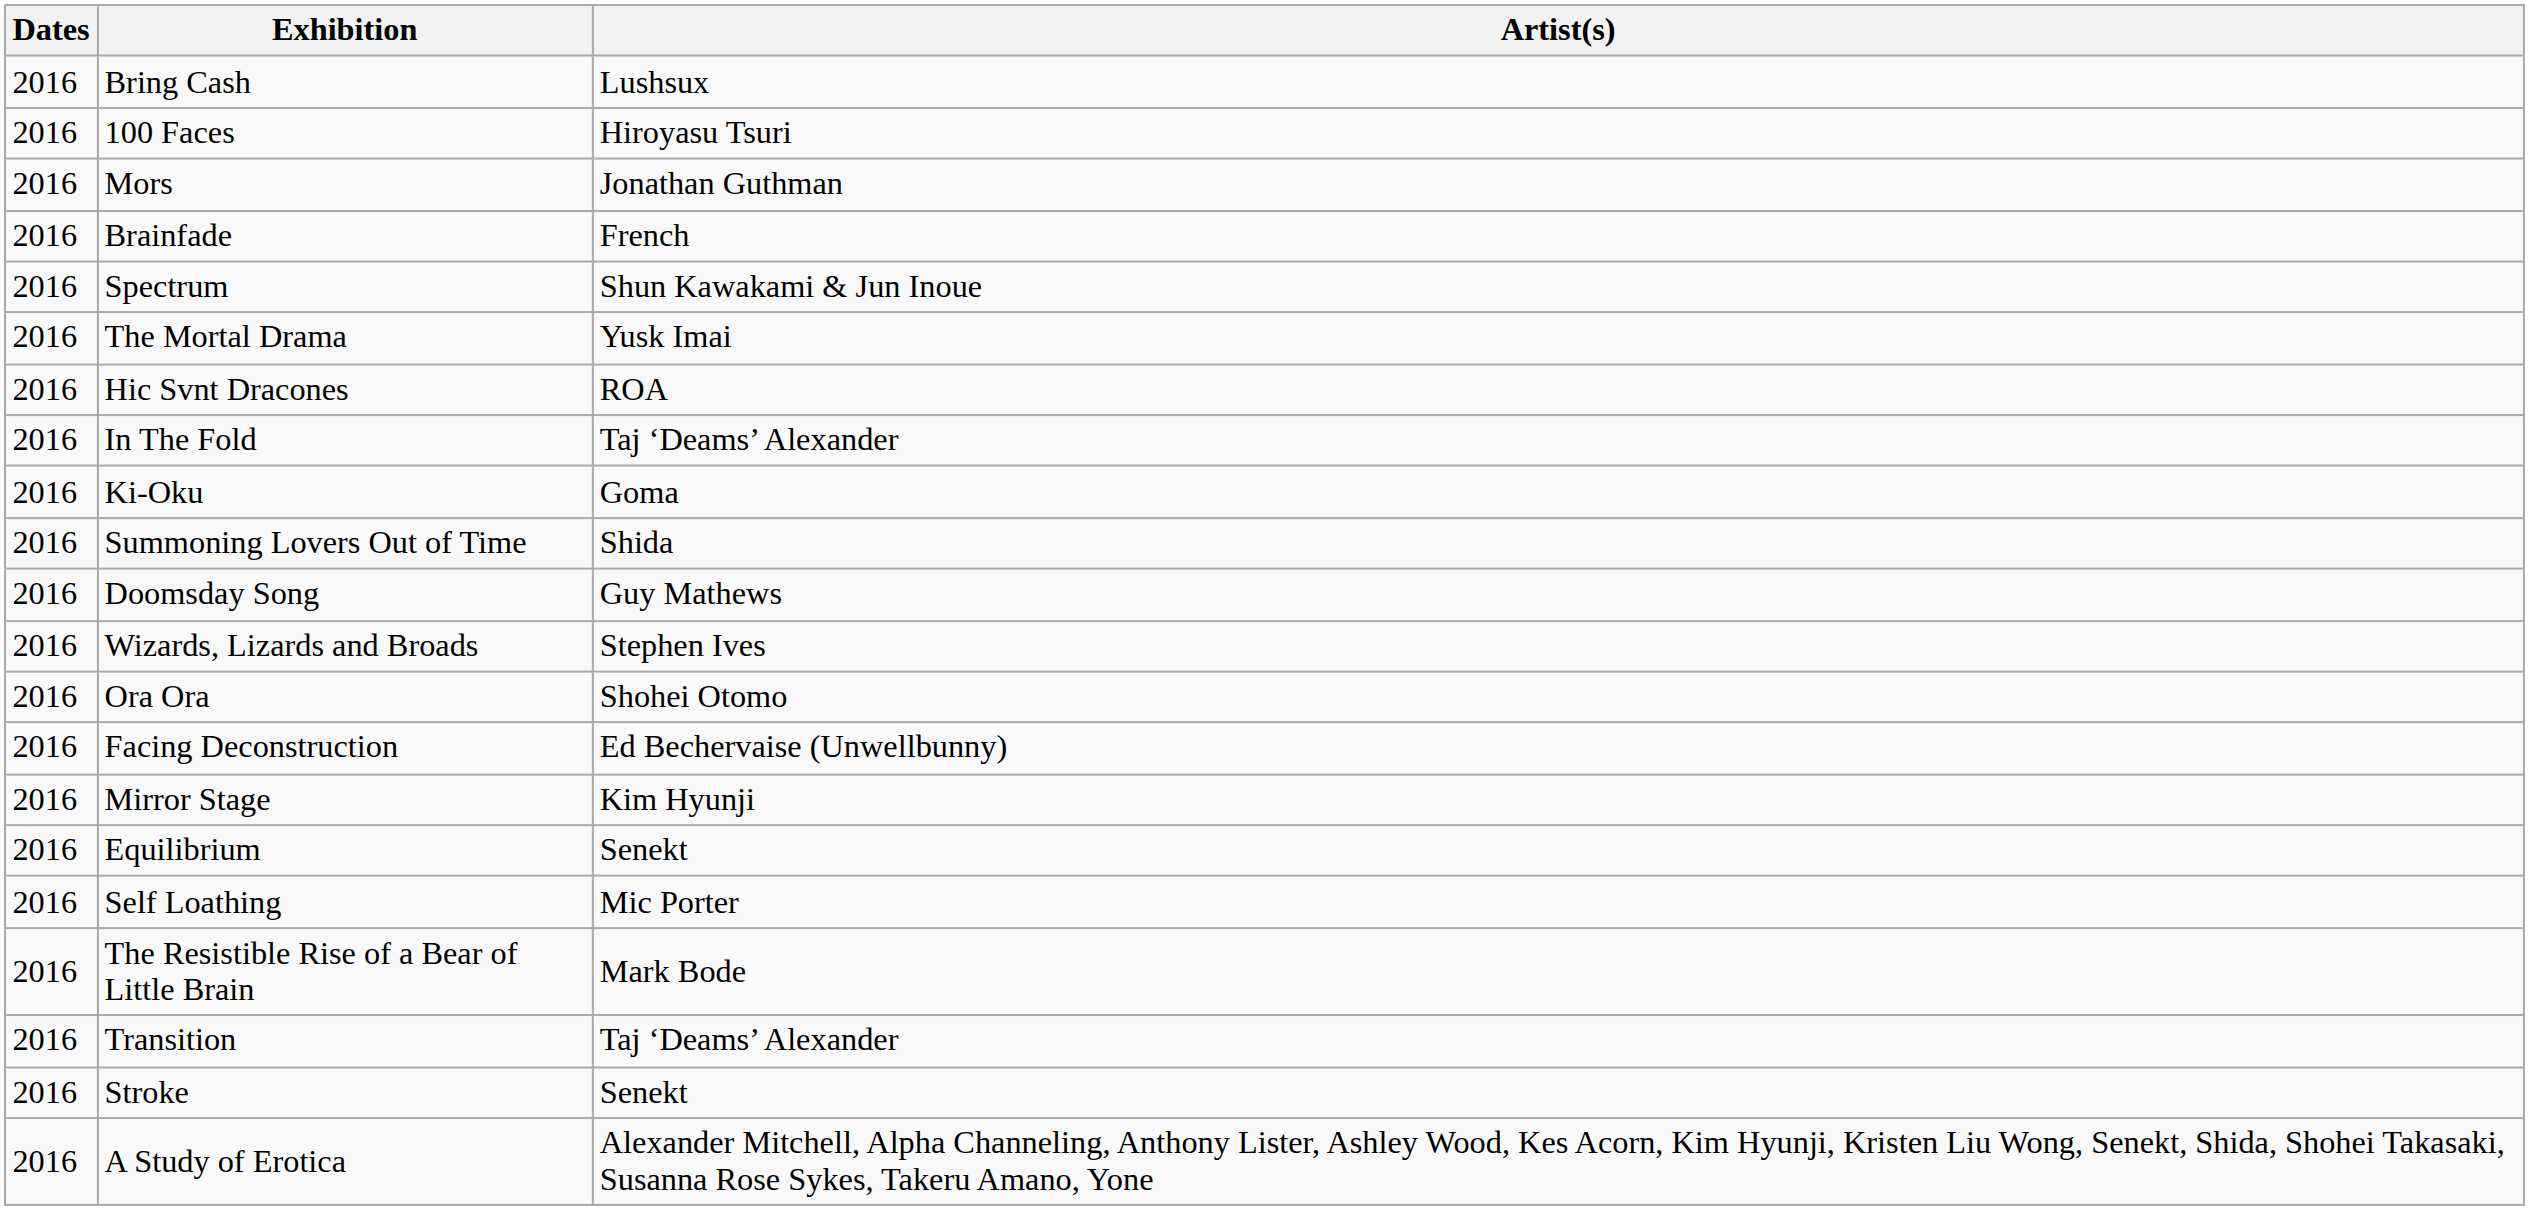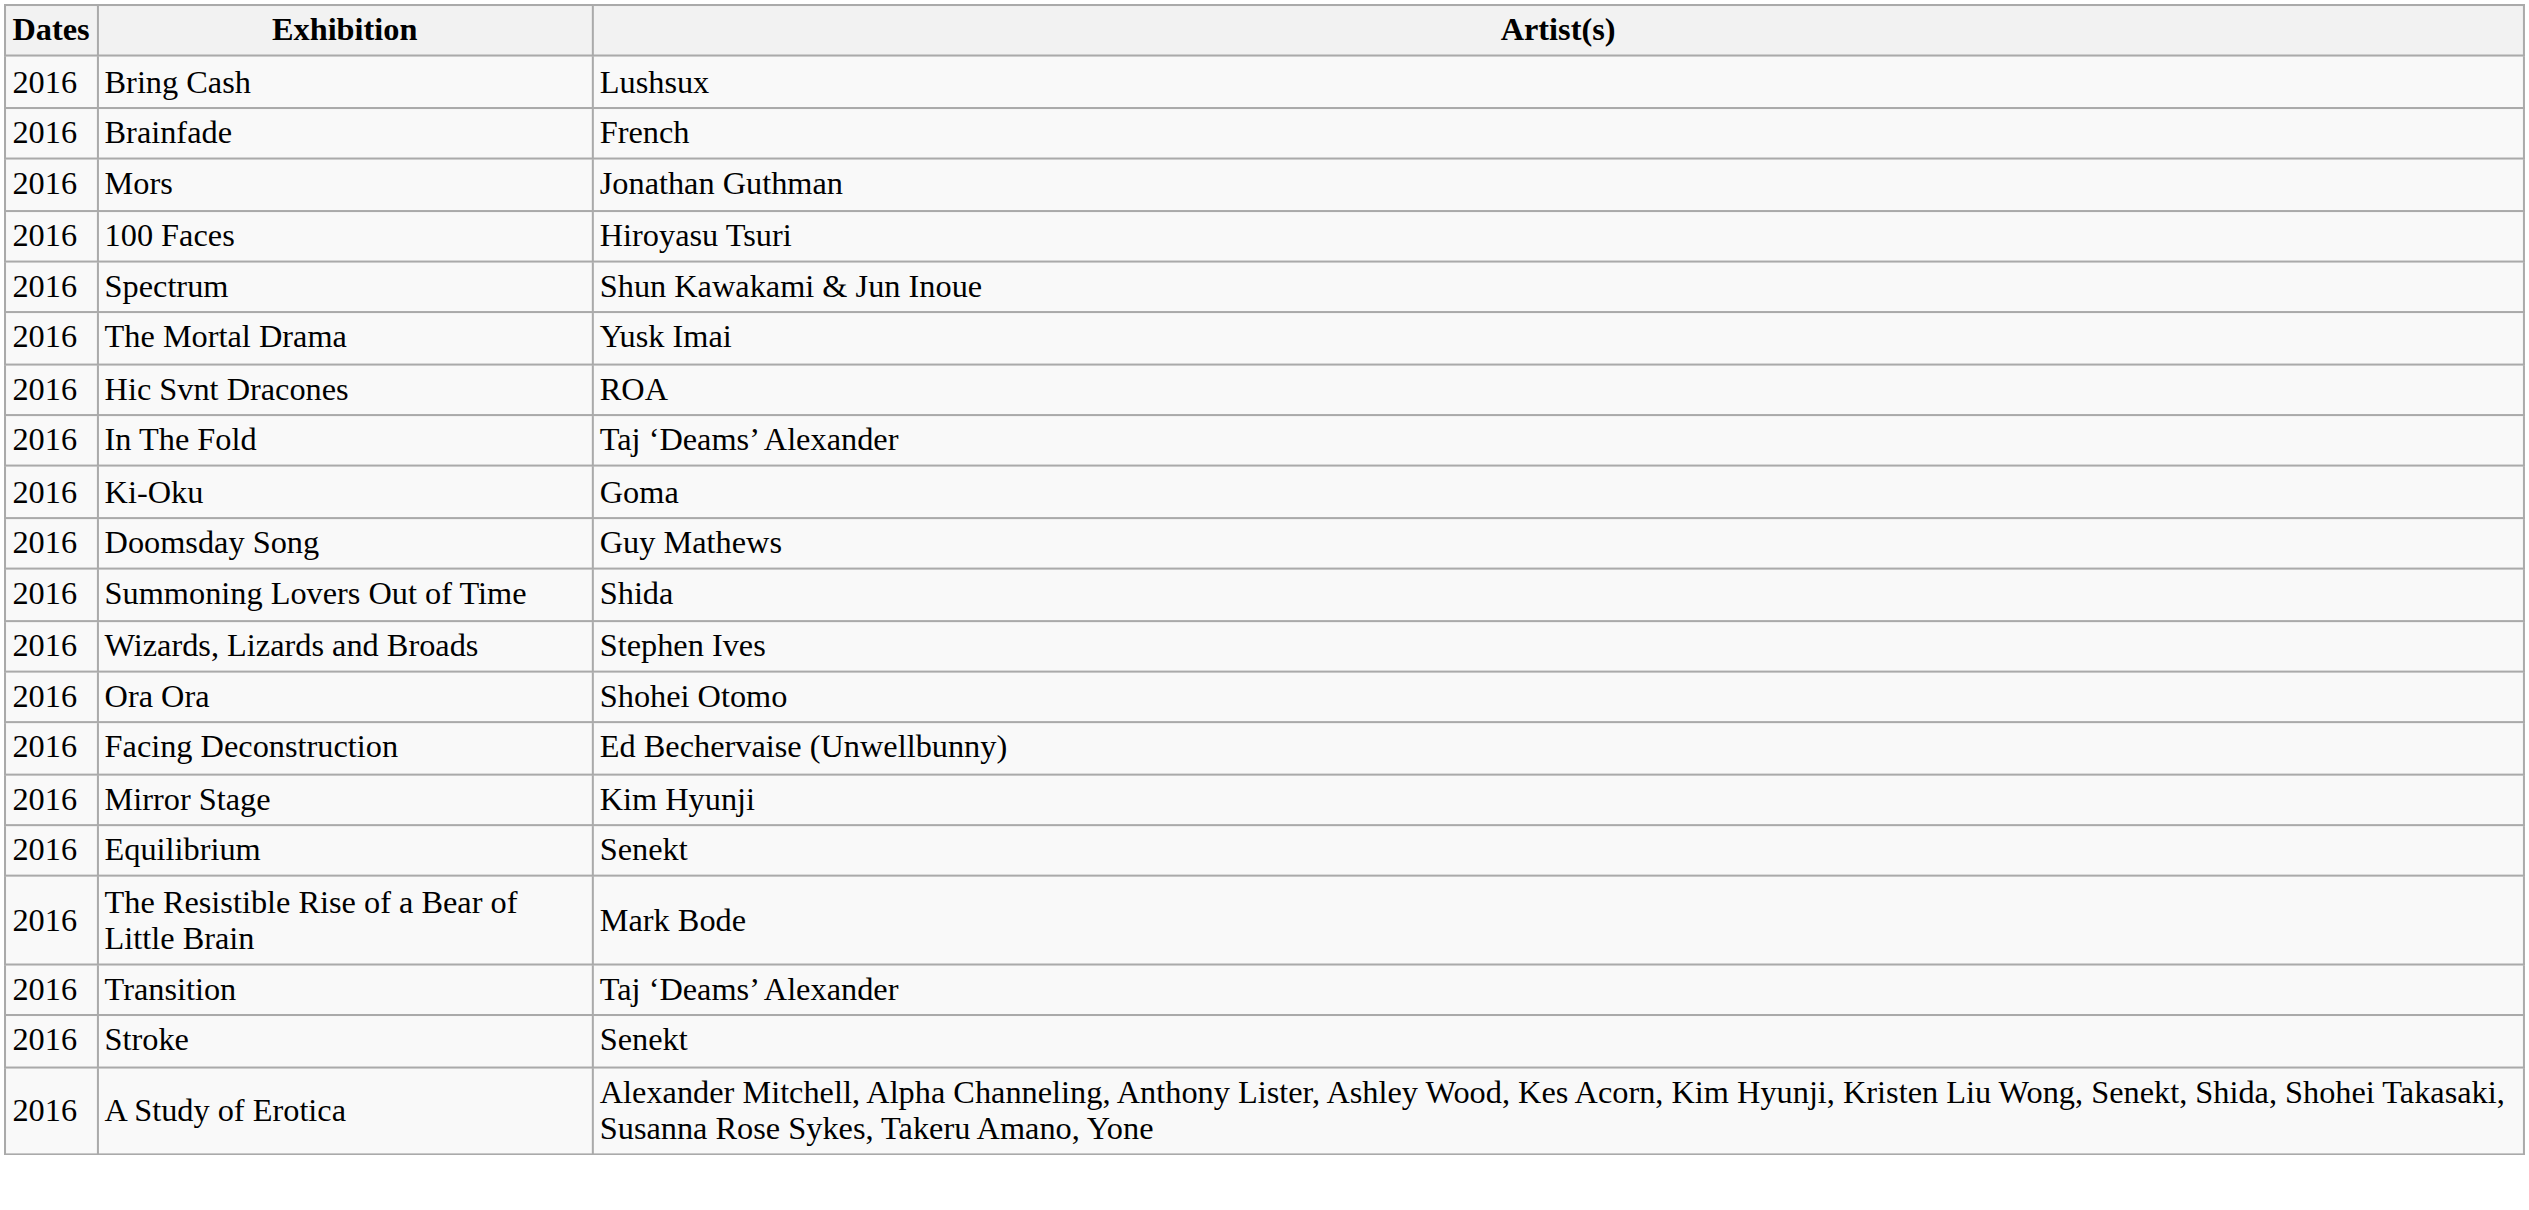rows swapped: (170, 132) <-> (168, 235)
rows swapped: (212, 593) <-> (316, 542)
- row: (193, 901)
